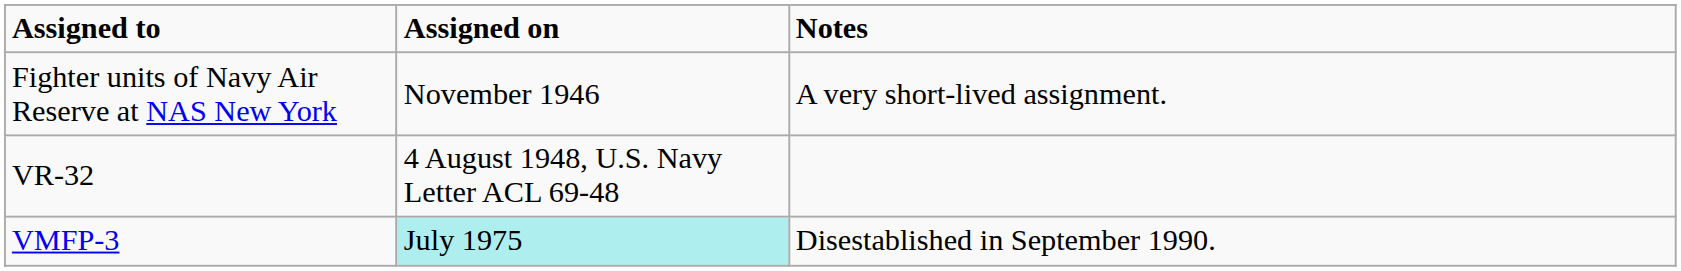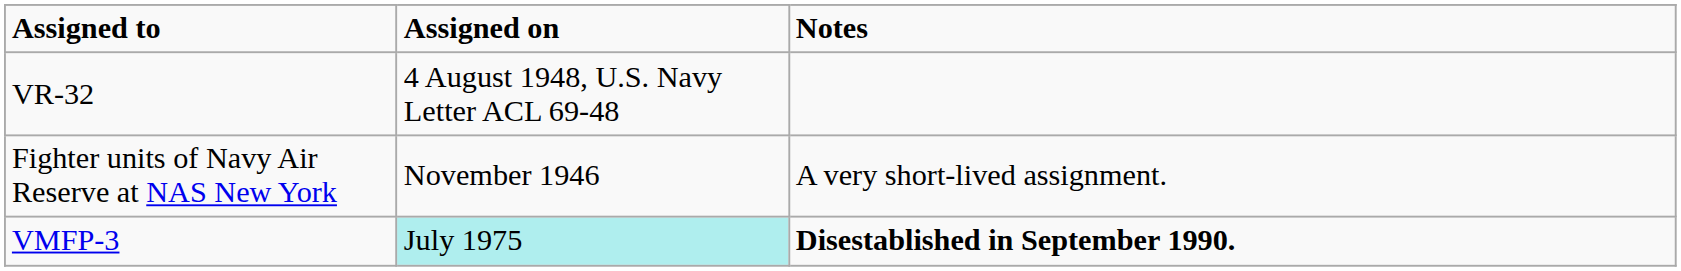rows swapped: (174, 93) <-> (53, 175)
(1006, 240) normal -> (1016, 240) bold
